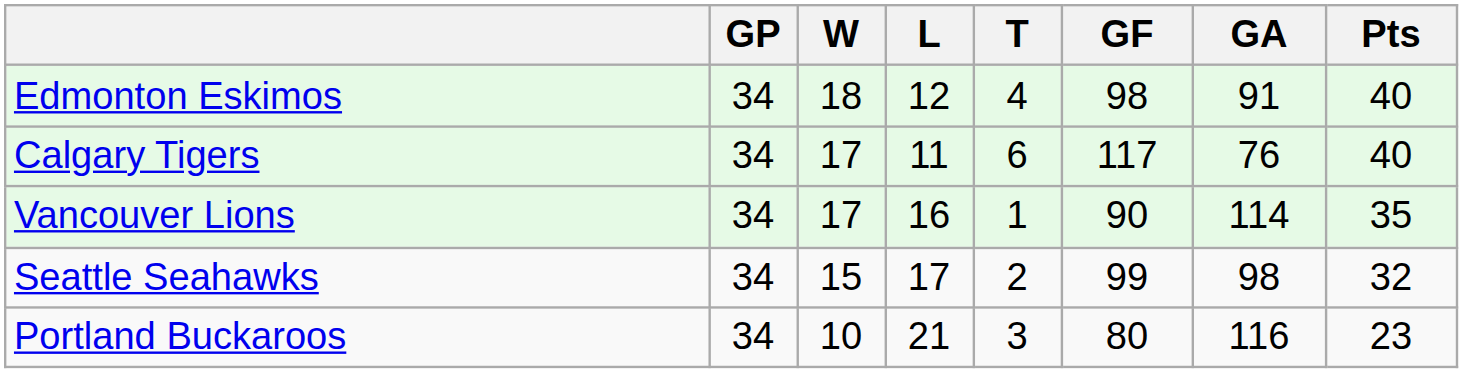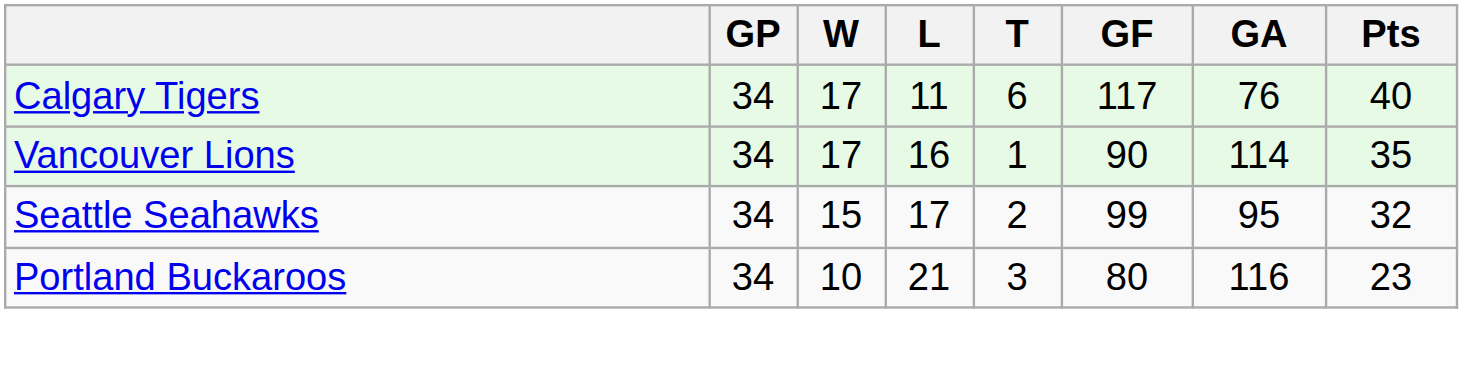- row: (178, 95)
(1259, 276) 98 -> (1259, 215) 95
